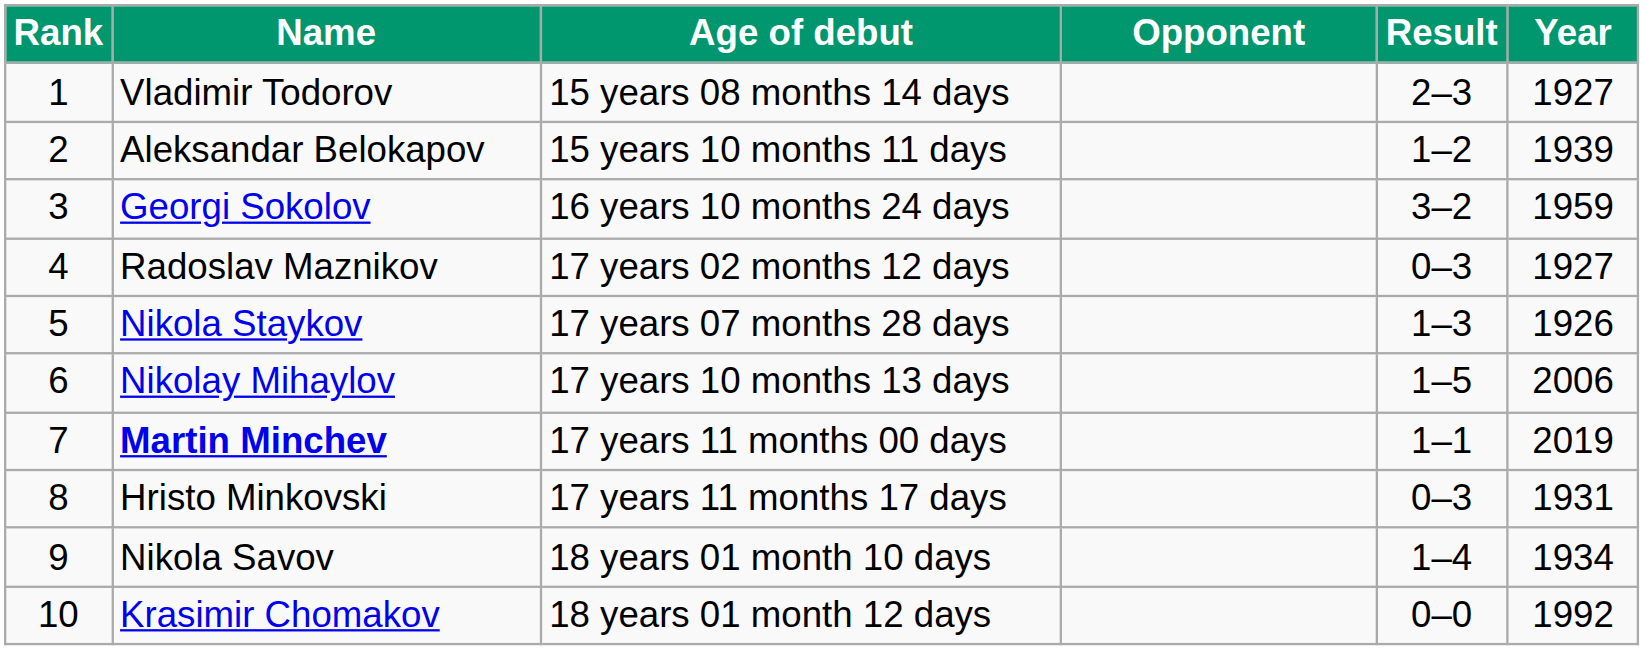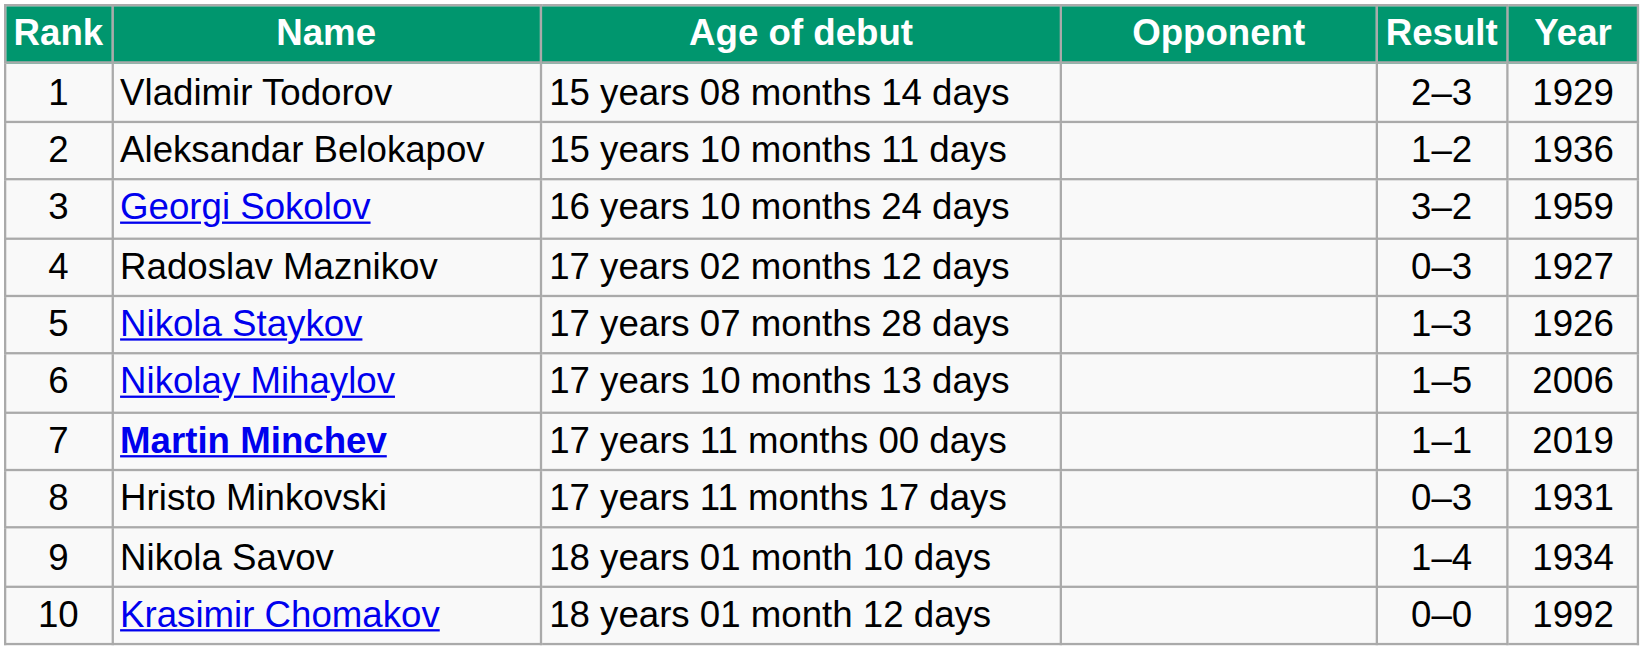(1573, 91) 1927 -> (1573, 91) 1929
(1573, 149) 1939 -> (1573, 149) 1936
